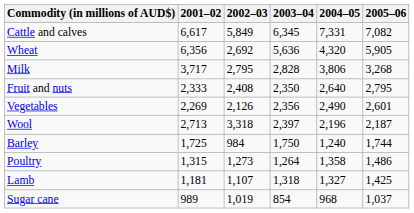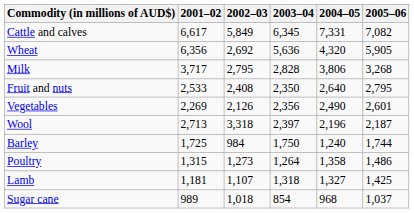(194, 87) 2,333 -> (194, 87) 2,533
(240, 198) 1,019 -> (240, 198) 1,018
